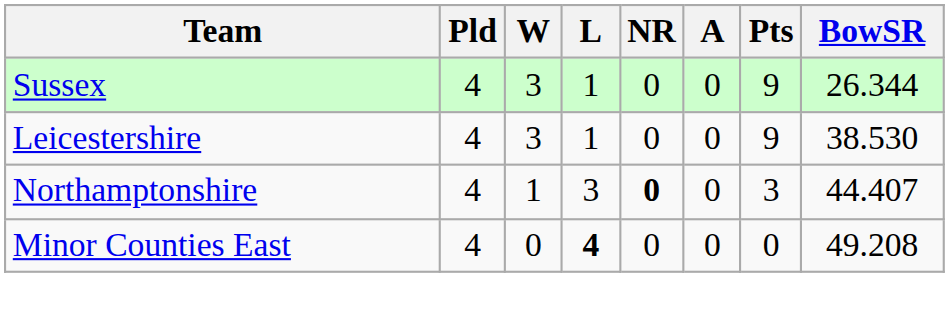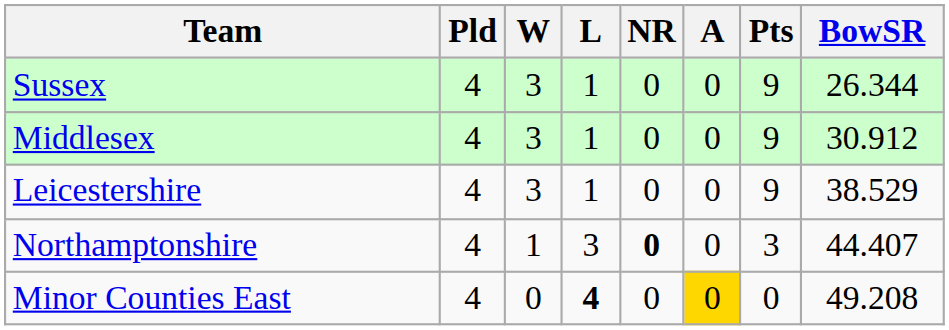+ row: (84, 137)
(872, 137) 38.530 -> (872, 191) 38.529
(712, 244) no background -> (712, 297) gold background
